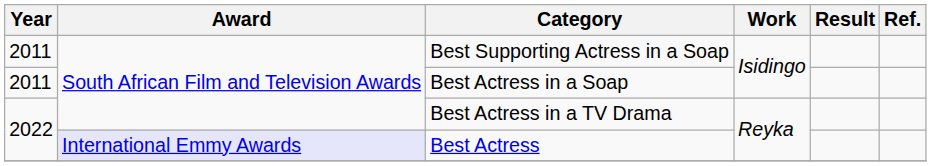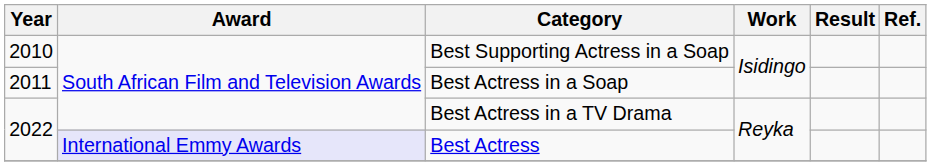(30, 51) 2011 -> (31, 51) 2010
